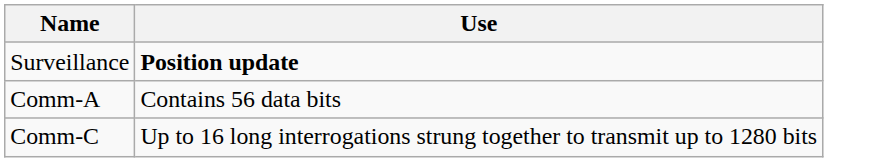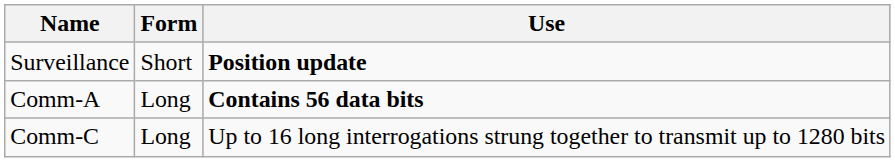+ column: (169, 23)
(241, 99) normal -> (316, 99) bold
